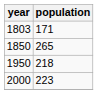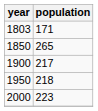+ row: (19, 64)
